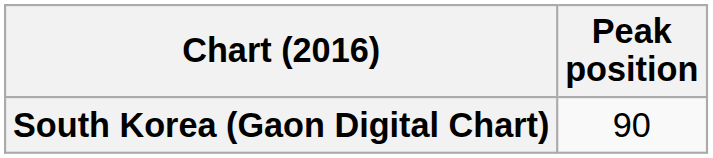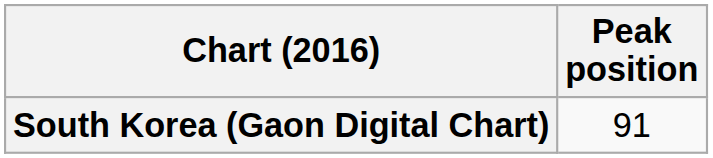(632, 124) 90 -> (632, 124) 91
